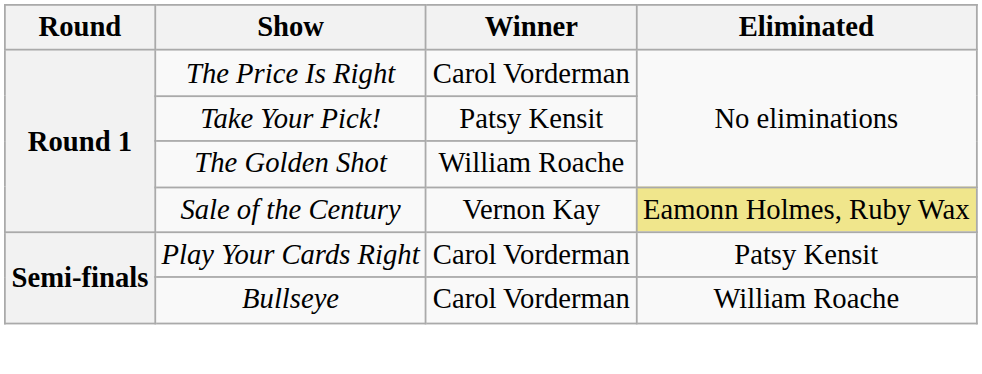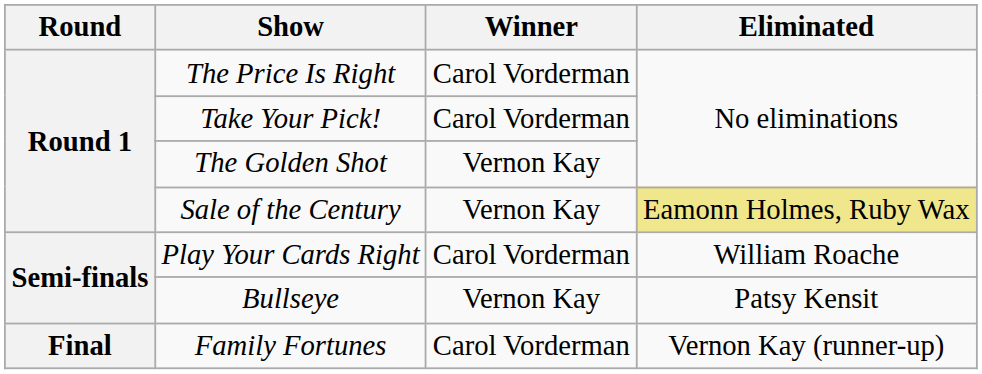(531, 118) Patsy Kensit -> (531, 118) Carol Vorderman
(531, 163) William Roache -> (531, 163) Vernon Kay
(806, 254) Patsy Kensit -> (806, 254) William Roache
(531, 299) Carol Vorderman -> (531, 299) Vernon Kay
(806, 299) William Roache -> (806, 299) Patsy Kensit
+ row: (291, 345)
